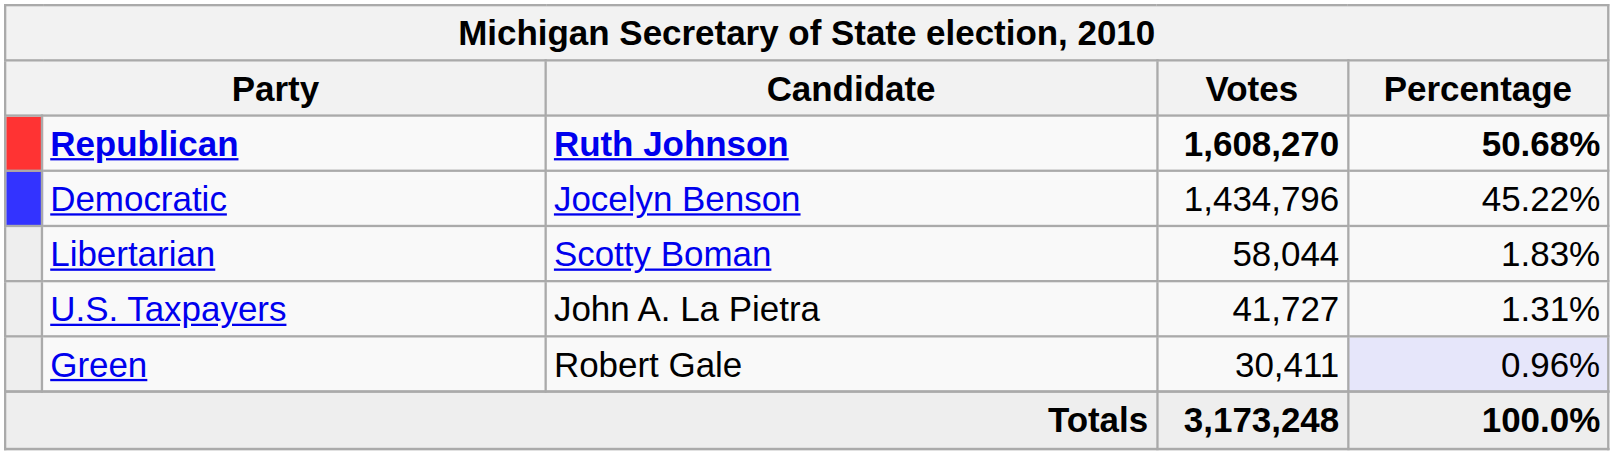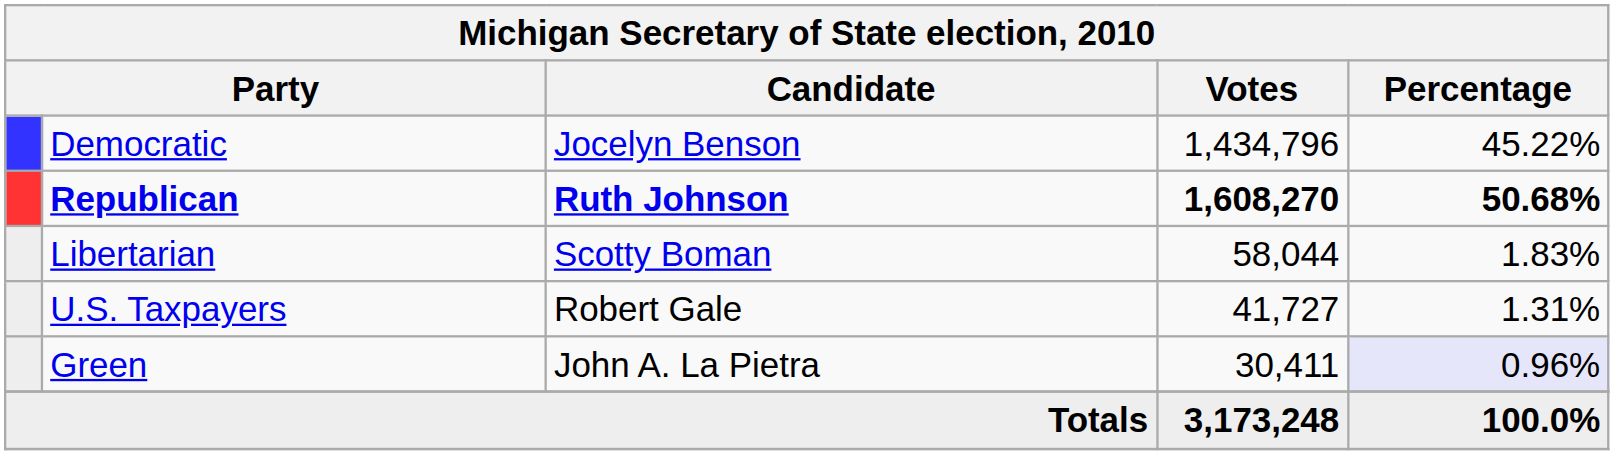rows swapped: (144, 144) <-> (139, 199)
(687, 310) John A. La Pietra -> (648, 310) Robert Gale
(648, 365) Robert Gale -> (687, 365) John A. La Pietra
